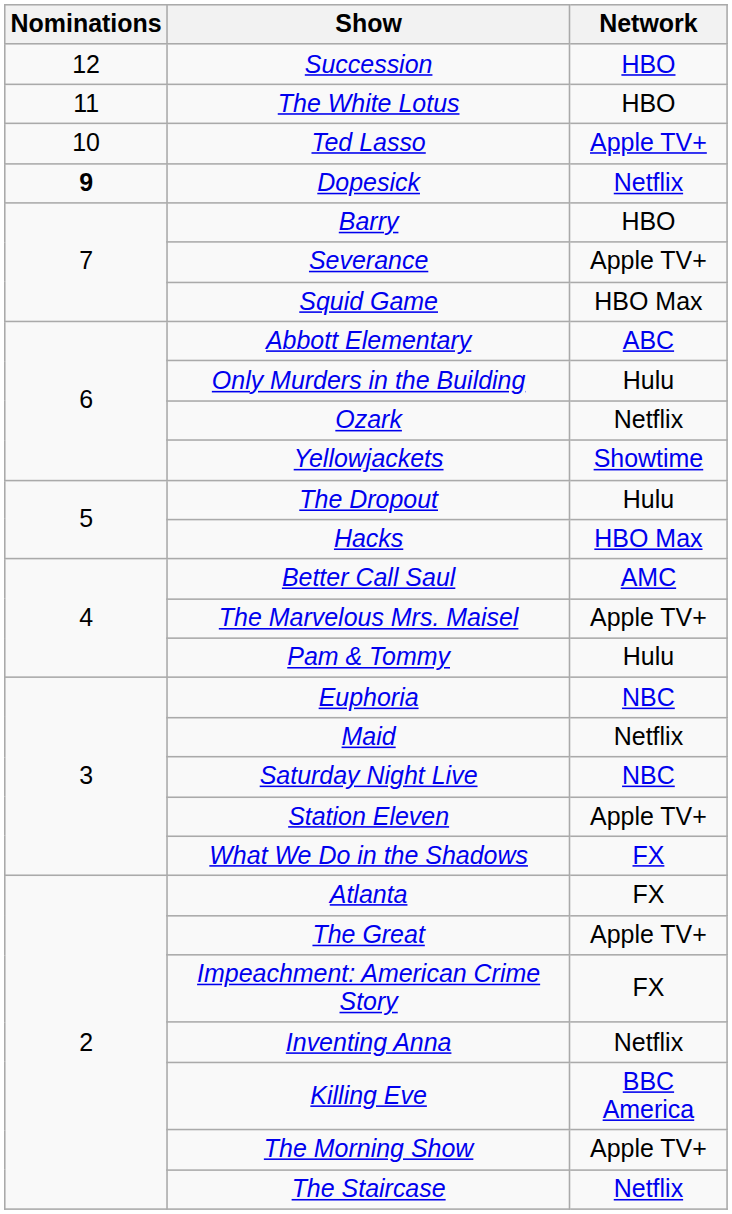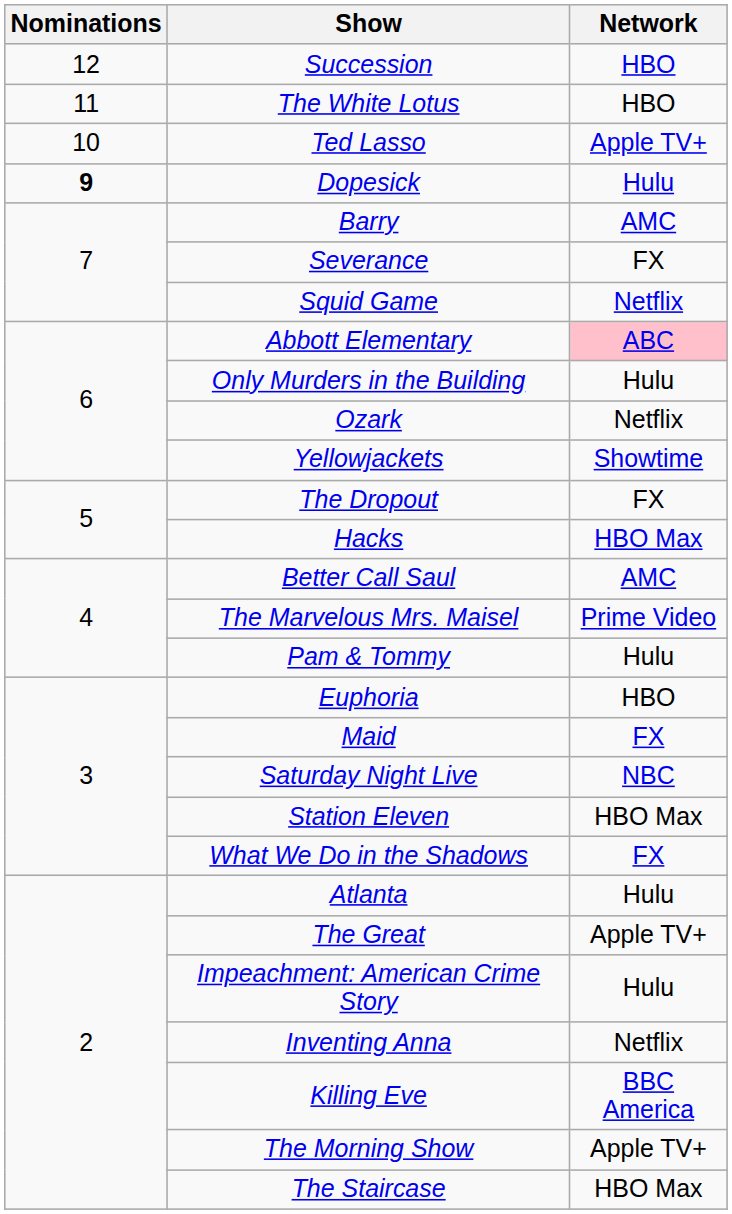(648, 182) Netflix -> (648, 182) Hulu
(648, 222) HBO -> (648, 222) AMC
(648, 261) Apple TV+ -> (648, 261) FX
(648, 301) HBO Max -> (648, 301) Netflix
(648, 340) no background -> (648, 340) pink background
(648, 499) Hulu -> (648, 499) FX
(648, 618) Apple TV+ -> (648, 618) Prime Video
(648, 697) NBC -> (648, 697) HBO
(648, 736) Netflix -> (648, 736) FX
(648, 815) Apple TV+ -> (648, 815) HBO Max
(648, 895) FX -> (648, 895) Hulu
(648, 988) FX -> (648, 988) Hulu
(648, 1188) Netflix -> (648, 1188) HBO Max
